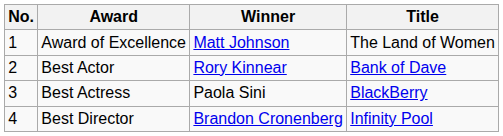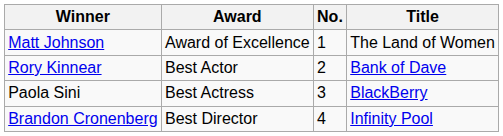columns swapped: (21, 17) <-> (268, 17)
